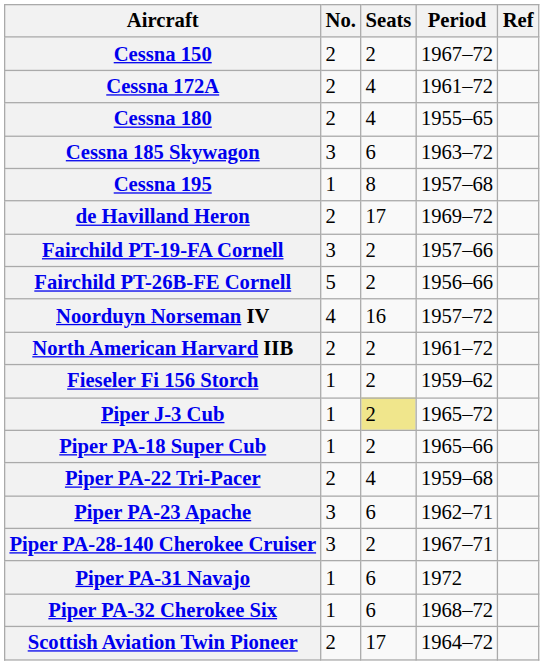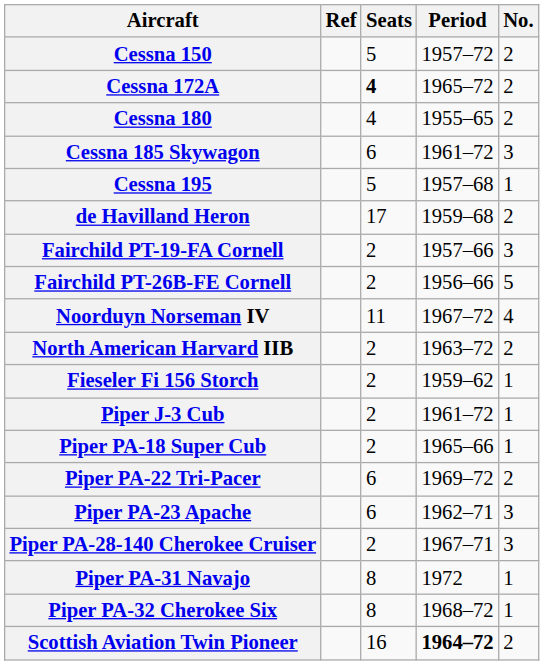columns swapped: (341, 20) <-> (518, 20)
(371, 53) 2 -> (371, 53) 5
(457, 53) 1967–72 -> (458, 53) 1957–72
(371, 86) normal -> (371, 86) bold
(457, 86) 1961–72 -> (458, 86) 1965–72
(457, 151) 1963–72 -> (458, 151) 1961–72
(371, 184) 8 -> (371, 184) 5
(457, 217) 1969–72 -> (458, 217) 1959–68
(376, 315) 16 -> (376, 315) 11
(457, 315) 1957–72 -> (458, 315) 1967–72
(457, 348) 1961–72 -> (458, 348) 1963–72
(371, 413) khaki background -> (371, 413) no background
(457, 413) 1965–72 -> (458, 413) 1961–72
(371, 479) 4 -> (371, 479) 6
(457, 479) 1959–68 -> (458, 479) 1969–72
(371, 577) 6 -> (371, 577) 8
(371, 610) 6 -> (371, 610) 8
(376, 642) 17 -> (376, 642) 16
(457, 642) normal -> (458, 642) bold
